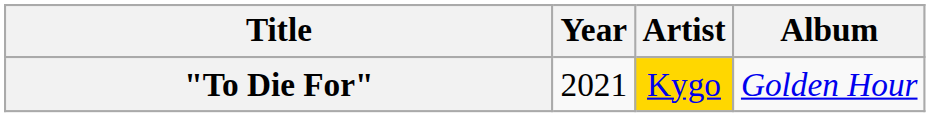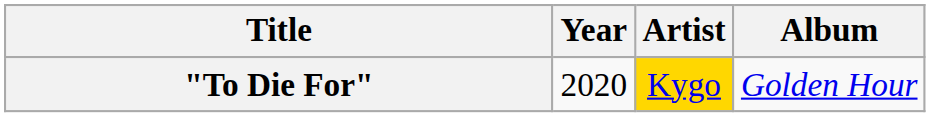(594, 83) 2021 -> (594, 83) 2020
